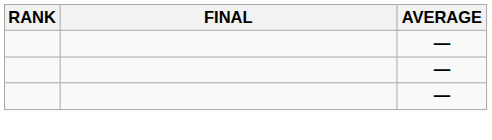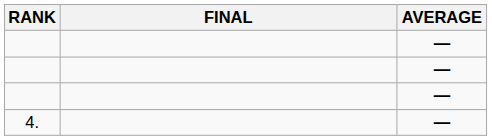+ row: (32, 122)
